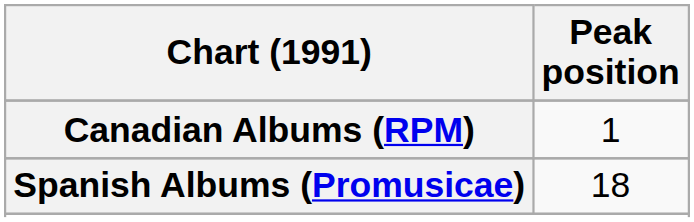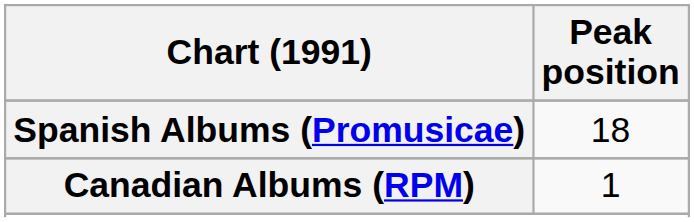rows swapped: (269, 128) <-> (269, 185)
